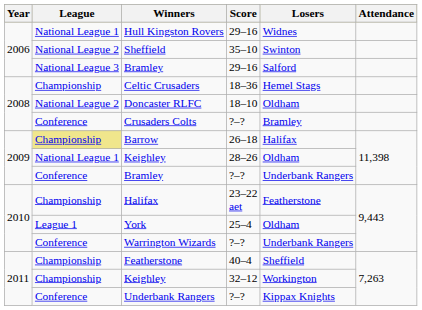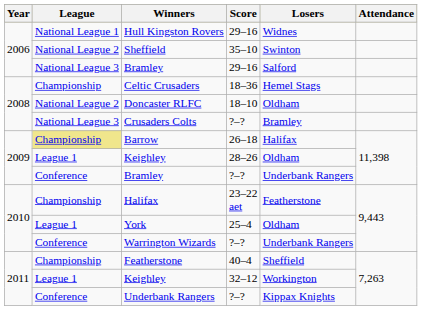(61, 121) Conference -> (77, 121) National League 3
(77, 157) National League 1 -> (56, 157) League 1
(68, 278) Championship -> (56, 278) League 1
